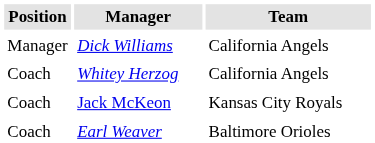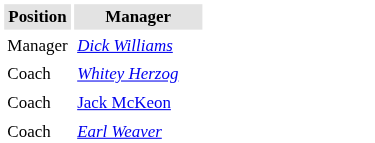- column: (288, 16)
